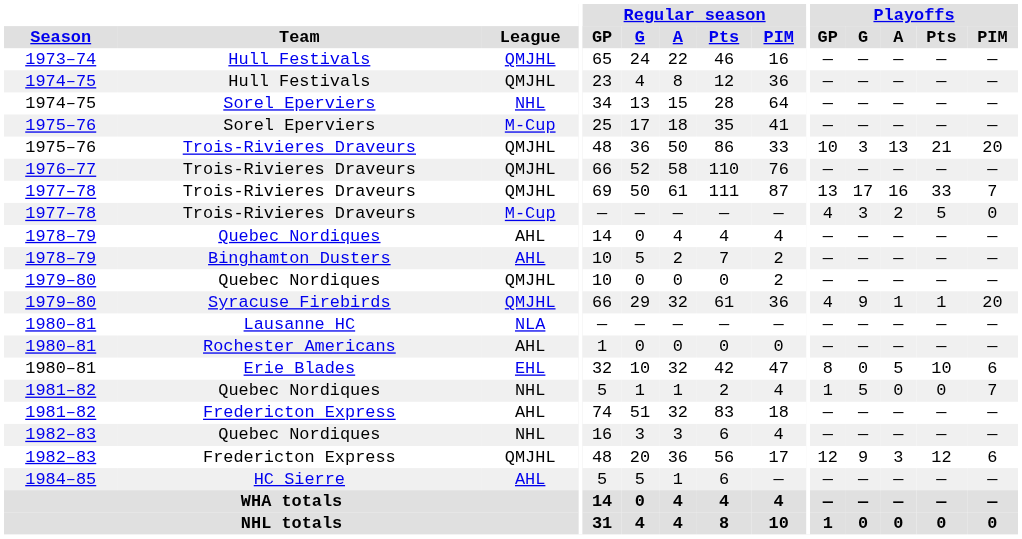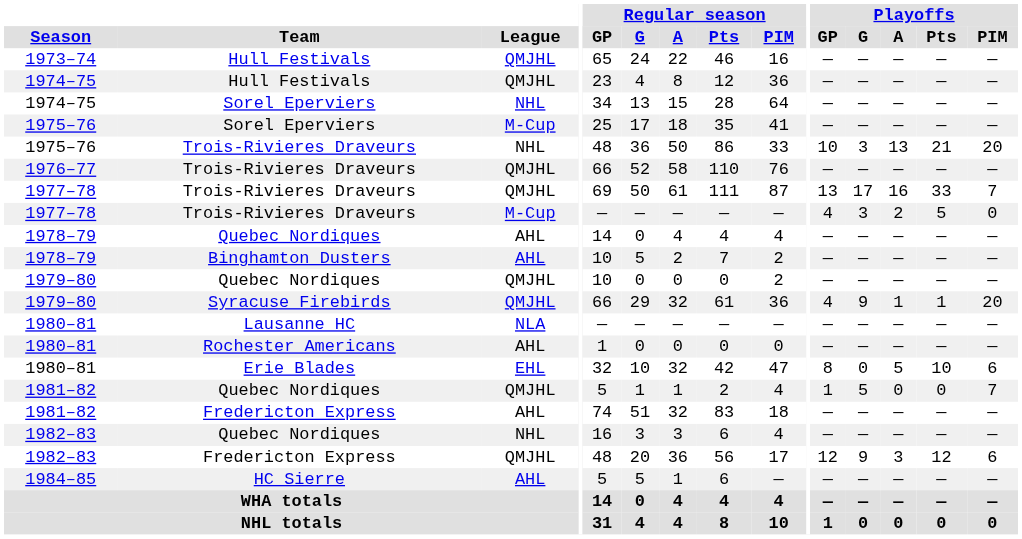(530, 148) QMJHL -> (530, 148) NHL
(530, 391) NHL -> (530, 391) QMJHL
